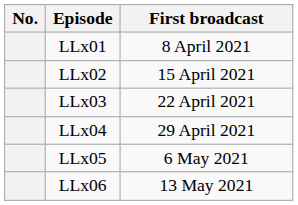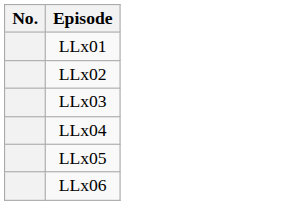- column: (206, 18)
